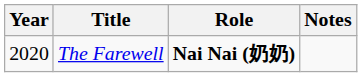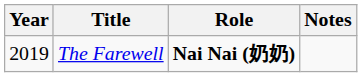(29, 53) 2020 -> (29, 53) 2019
